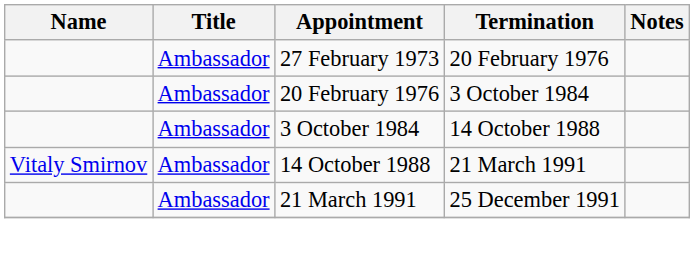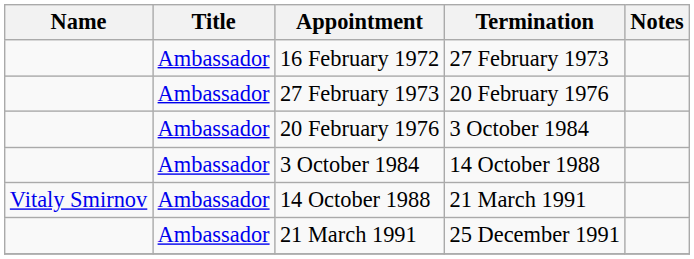+ row: (360, 57)
